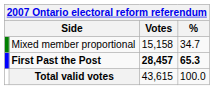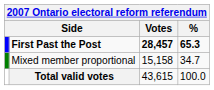rows swapped: (56, 61) <-> (73, 45)
